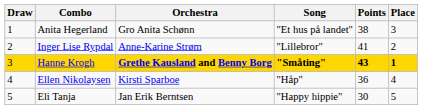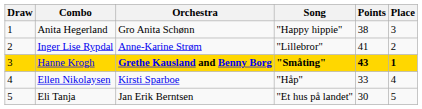(315, 29) "Et hus på landet" -> (309, 29) "Happy hippie"
(363, 79) 36 -> (363, 79) 33
(309, 96) "Happy hippie" -> (315, 96) "Et hus på landet"
